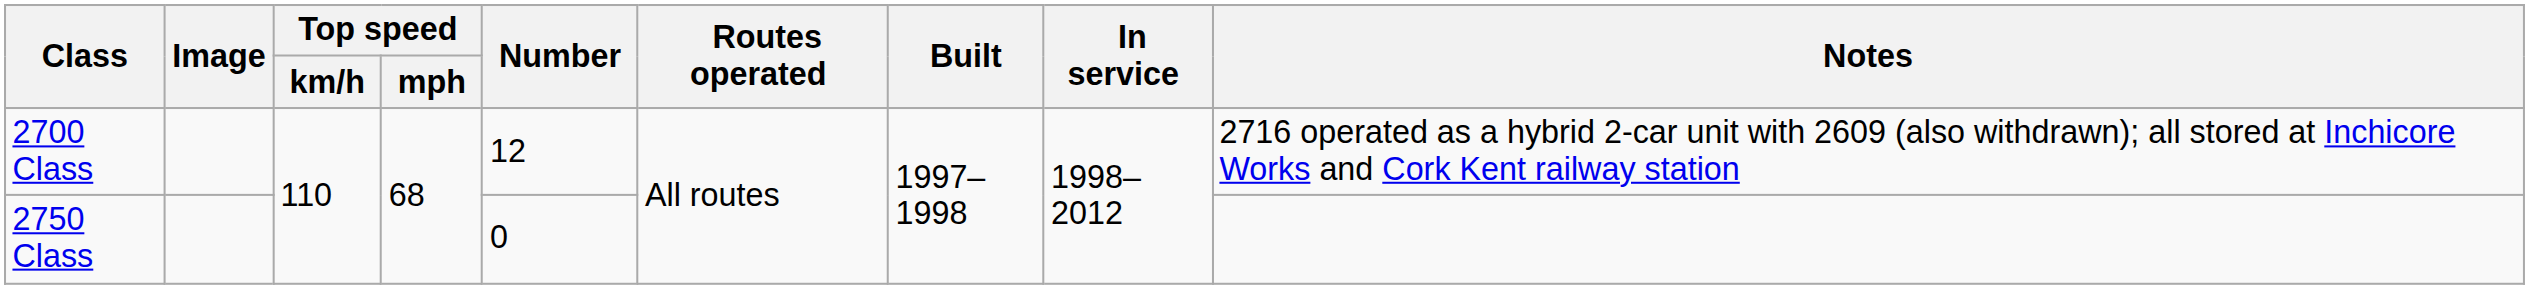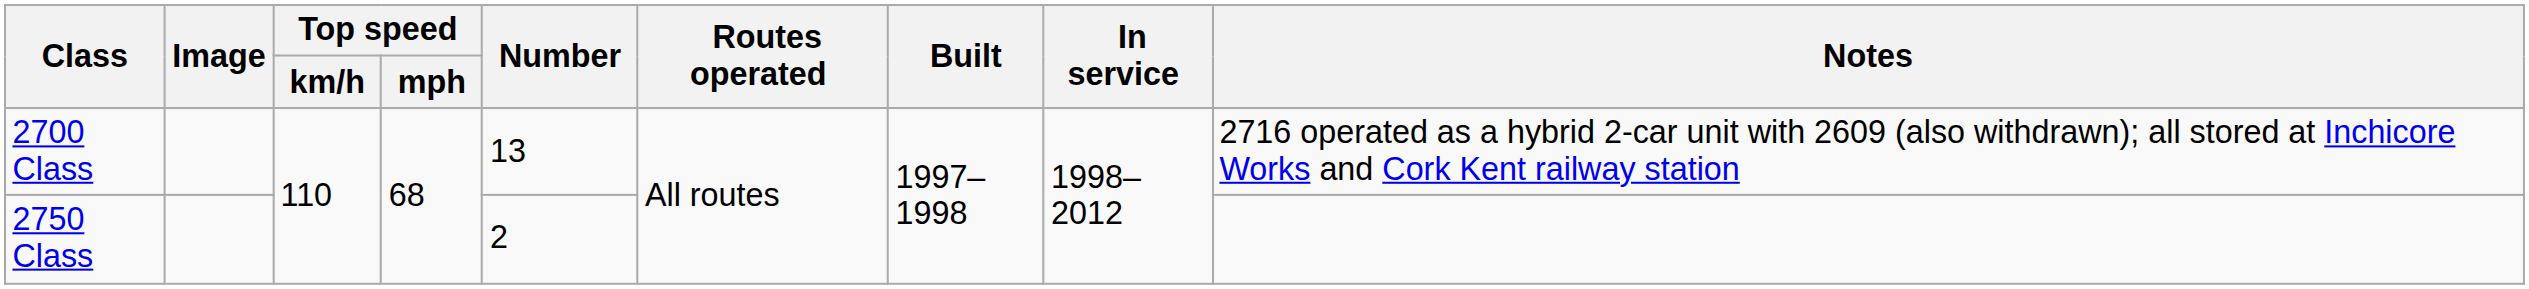(508, 150) 12 -> (508, 150) 13
(499, 238) 0 -> (499, 238) 2
